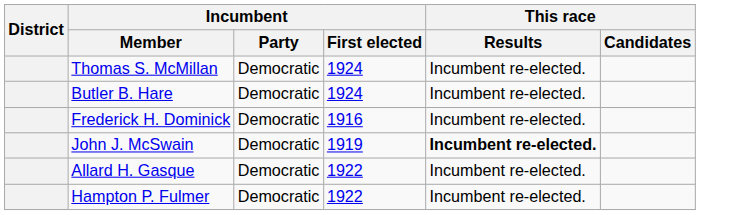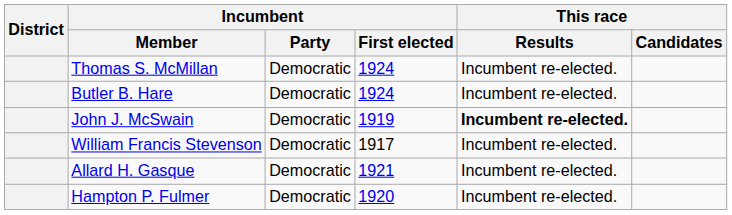- row: (151, 119)
+ row: (167, 145)
(345, 171) 1922 -> (376, 171) 1921
(345, 196) 1922 -> (376, 196) 1920
